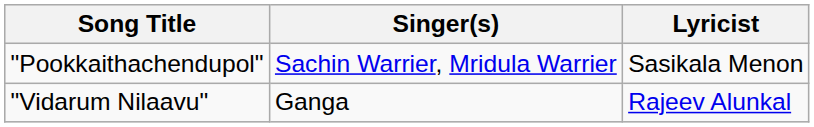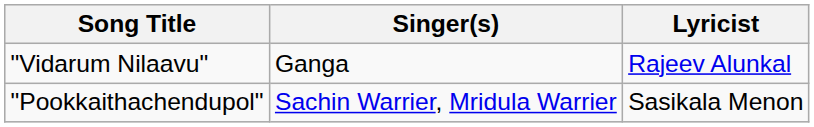rows swapped: (137, 63) <-> (109, 102)
